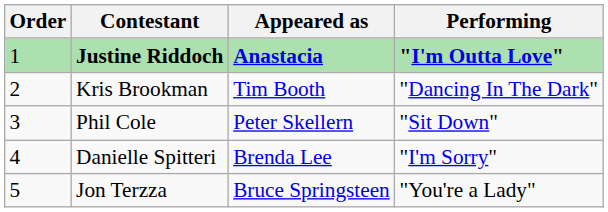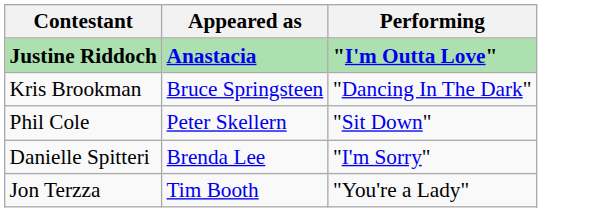- column: (38, 21)
(279, 88) Tim Booth -> (245, 88) Bruce Springsteen
(311, 190) Bruce Springsteen -> (213, 190) Tim Booth
